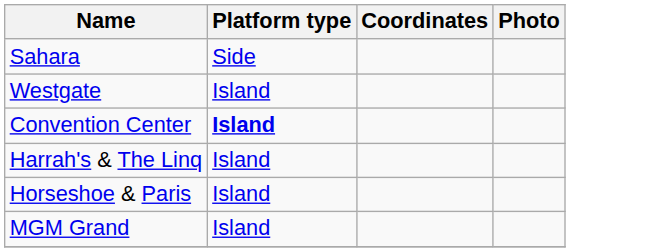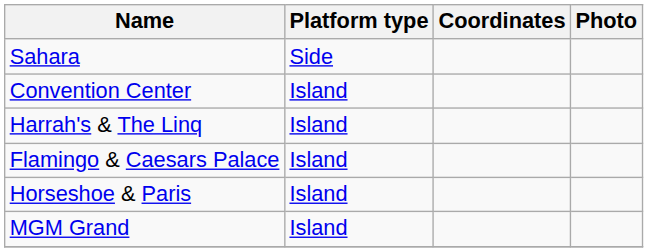- row: (55, 90)
(244, 125) bold -> (318, 90) normal
+ row: (145, 159)
